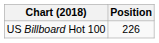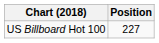(131, 29) 226 -> (131, 29) 227
